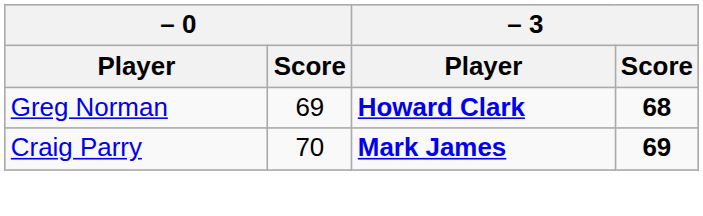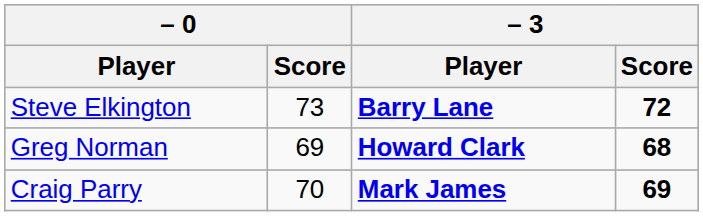+ row: (101, 107)
